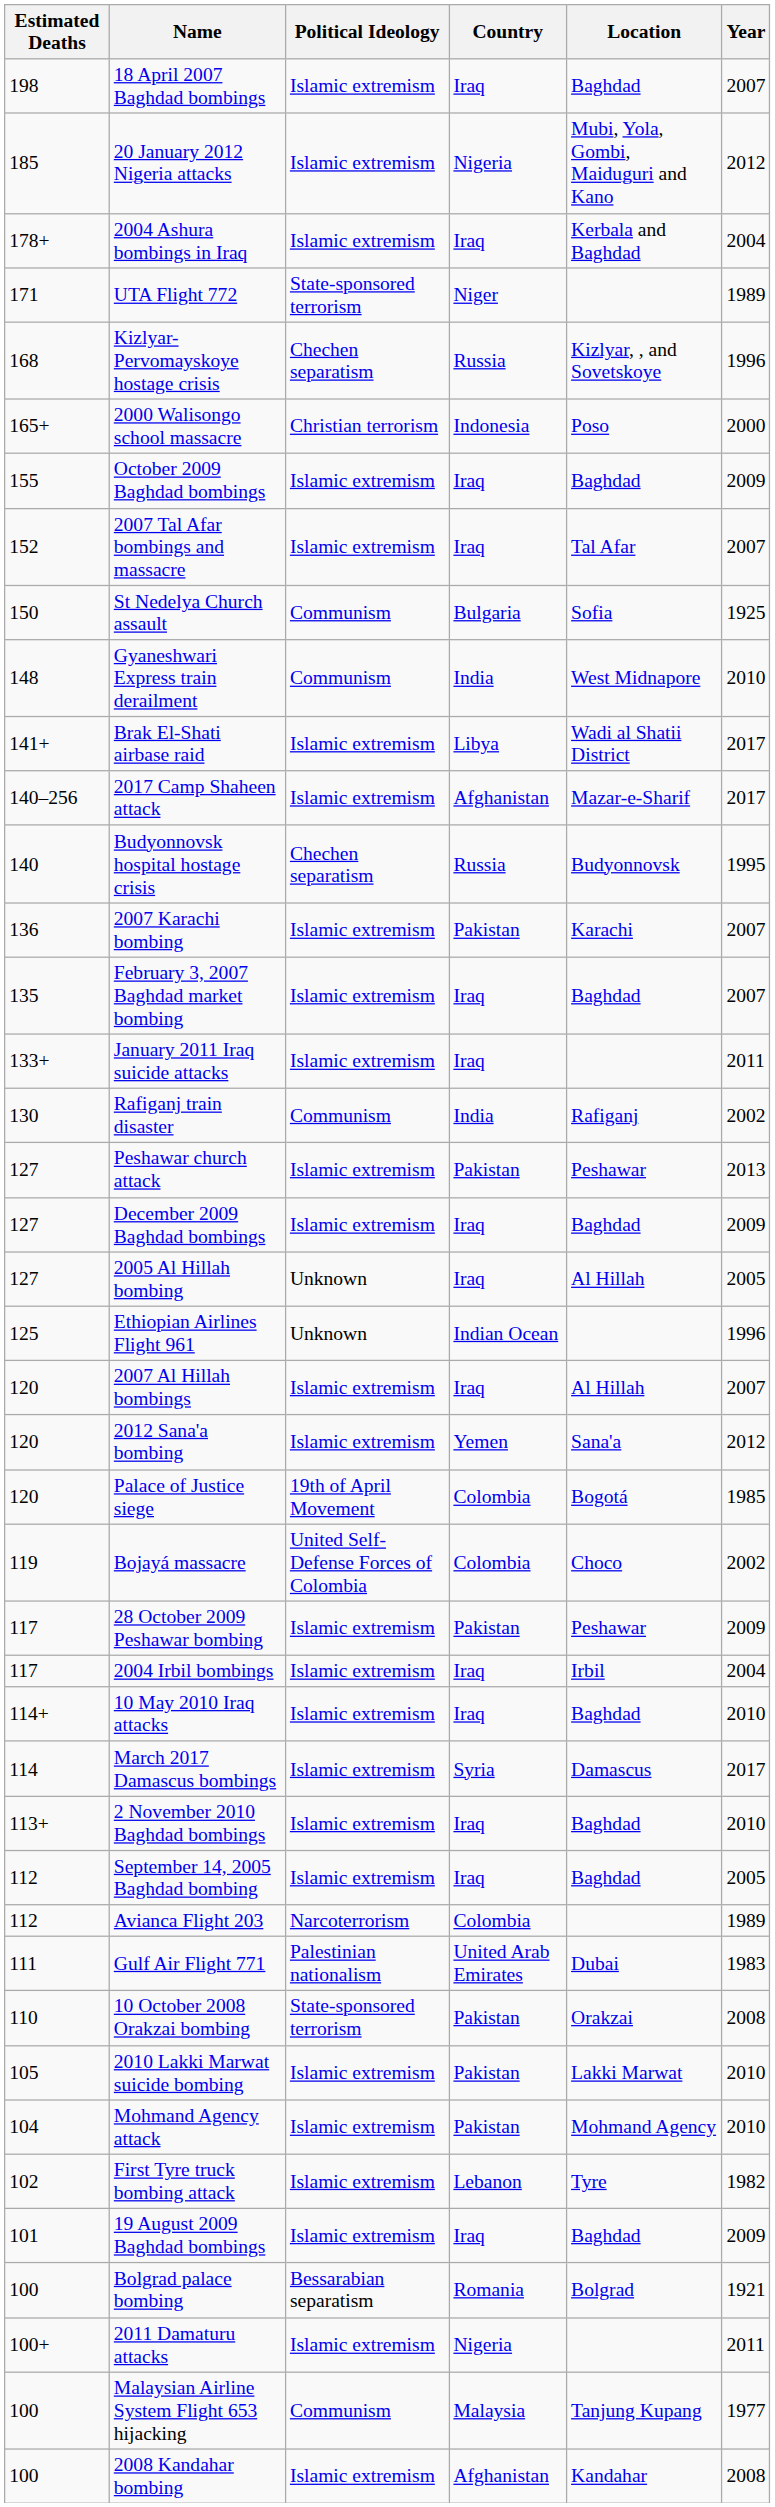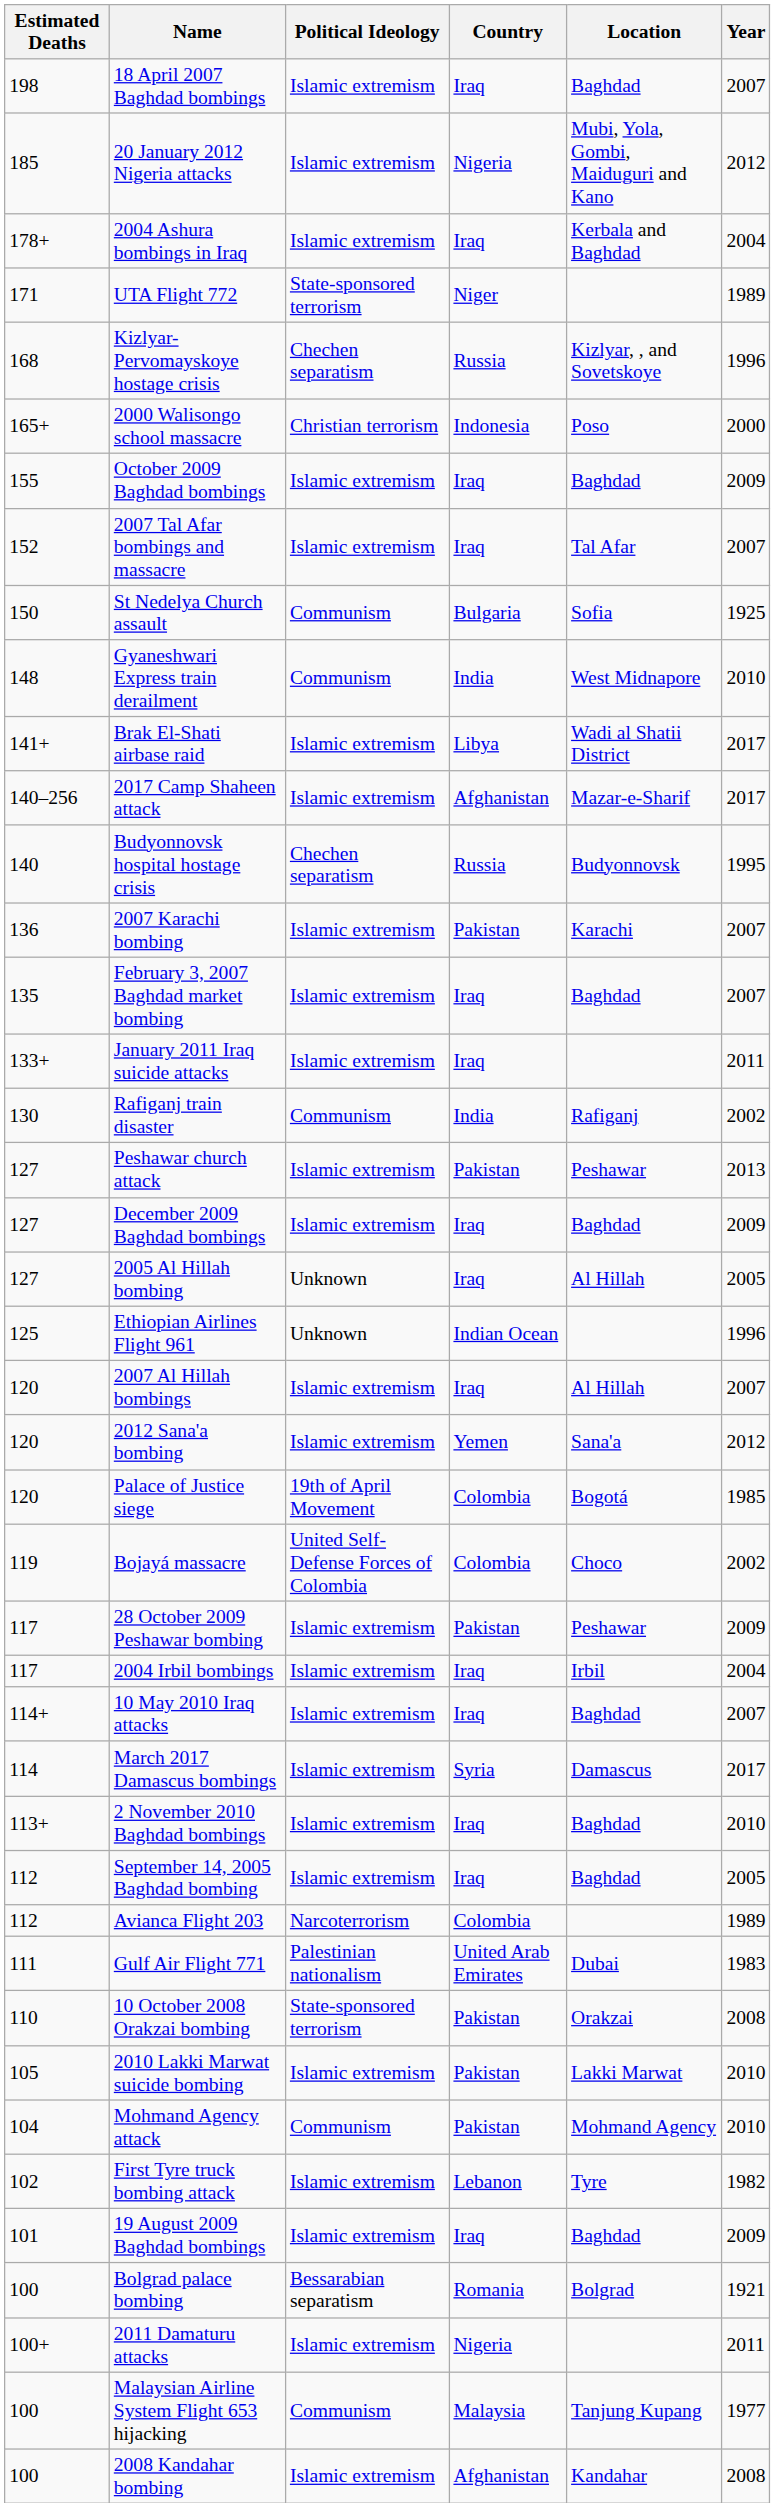(746, 1713) 2010 -> (746, 1713) 2007
(362, 2126) Islamic extremism -> (340, 2126) Communism
